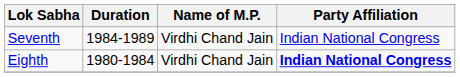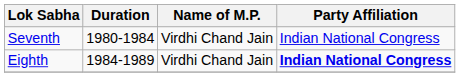(120, 38) 1984-1989 -> (120, 38) 1980-1984
(120, 60) 1980-1984 -> (120, 60) 1984-1989
